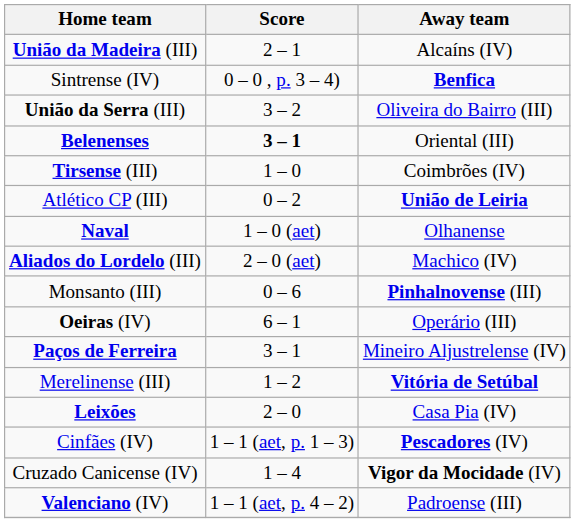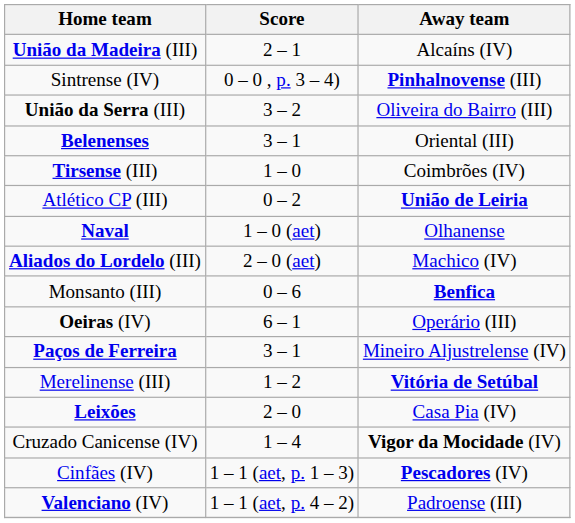(464, 79) Benfica -> (464, 79) Pinhalnovense (III)
(282, 140) bold -> (282, 140) normal
(464, 291) Pinhalnovense (III) -> (464, 291) Benfica
rows swapped: (105, 472) <-> (105, 442)
